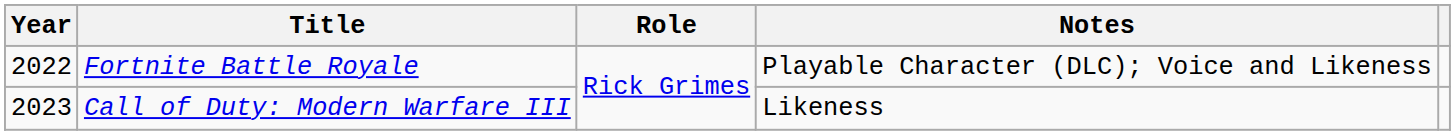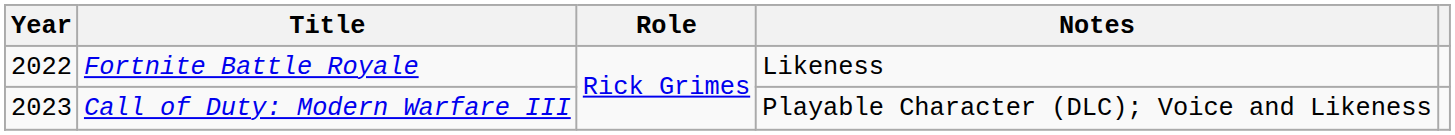(1097, 67) Playable Character (DLC); Voice and Likeness -> (823, 67) Likeness
(823, 108) Likeness -> (1097, 108) Playable Character (DLC); Voice and Likeness
